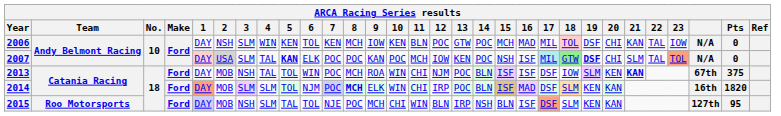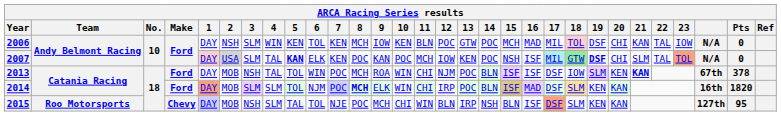(333, 58) POC -> (338, 58) KEN
(736, 73) 375 -> (741, 73) 378
(179, 103) Ford -> (181, 103) Chevy
